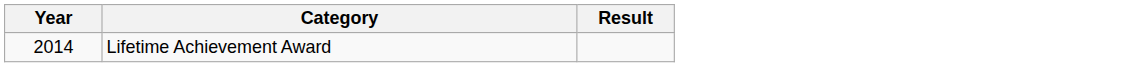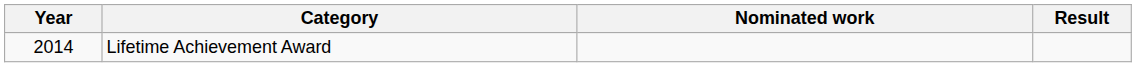+ column: (805, 18)
